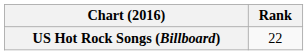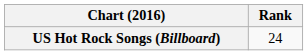(275, 38) 22 -> (275, 38) 24
